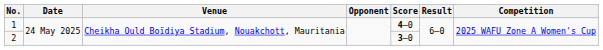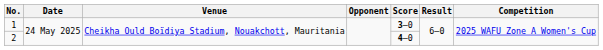(405, 25) 4–0 -> (405, 25) 3–0
(405, 38) 3–0 -> (405, 38) 4–0
